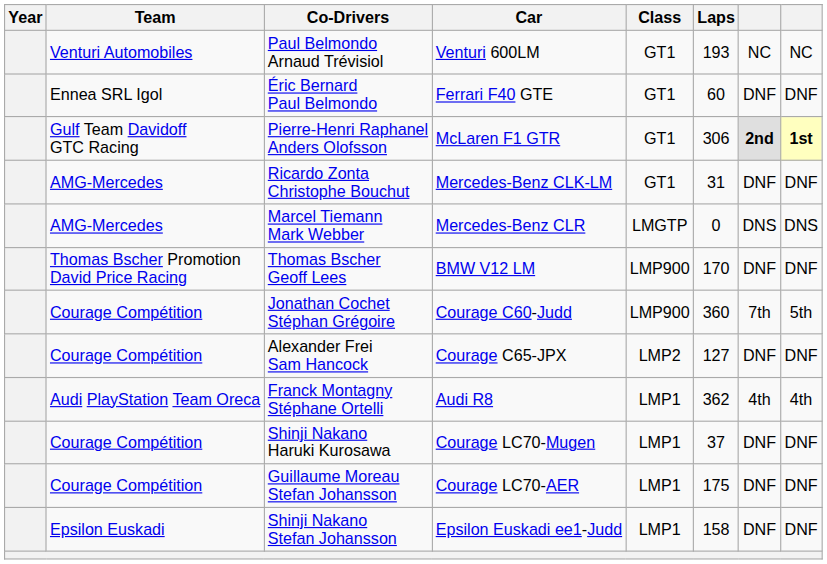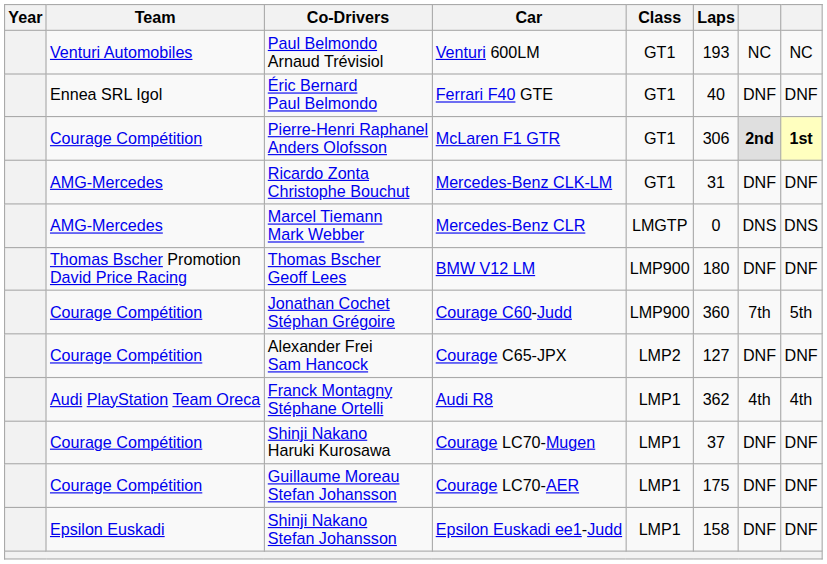(716, 96) 60 -> (716, 96) 40
(118, 139) Gulf Team Davidoff GTC Racing -> (126, 139) Courage Compétition
(716, 269) 170 -> (716, 269) 180
